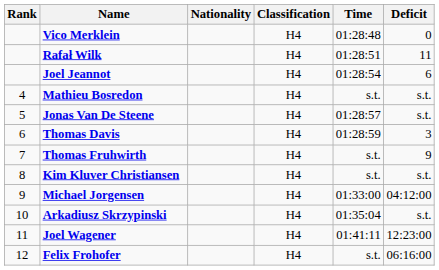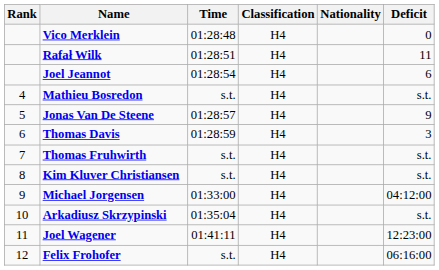columns swapped: (221, 14) <-> (358, 14)
(424, 114) s.t. -> (428, 114) 9
(428, 154) 9 -> (424, 154) s.t.
